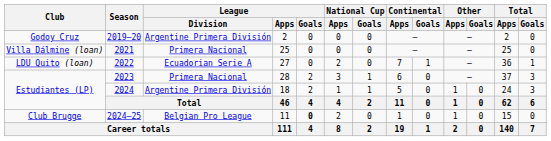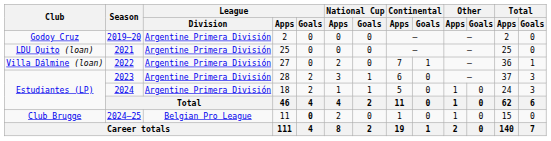(55, 50) Villa Dálmine (loan) -> (55, 50) LDU Quito (loan)
(208, 50) Primera Nacional -> (208, 50) Argentine Primera División
(55, 63) LDU Quito (loan) -> (55, 63) Villa Dálmine (loan)
(208, 63) Ecuadorian Serie A -> (208, 63) Argentine Primera División
(208, 77) Primera Nacional -> (208, 77) Argentine Primera División
